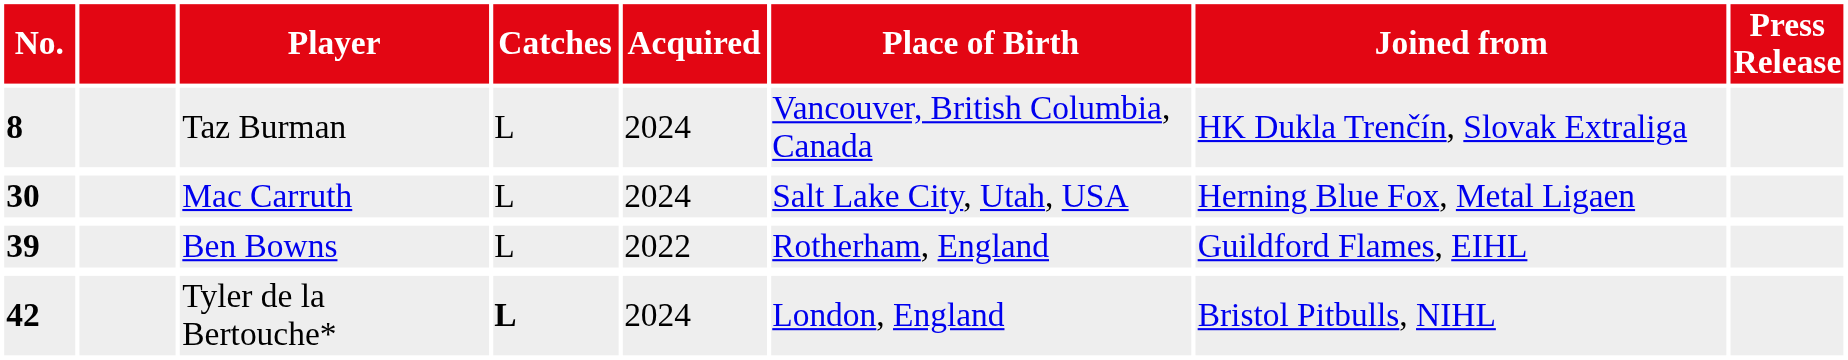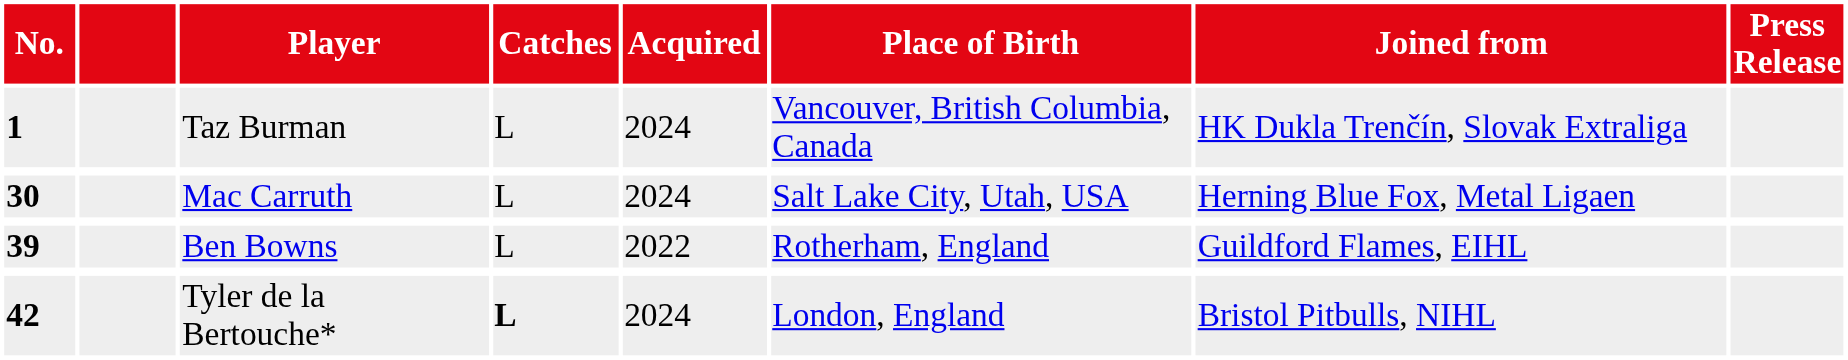(15, 126) 8 -> (15, 126) 1
